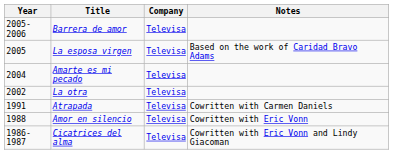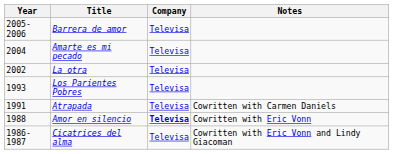- row: (92, 52)
+ row: (84, 88)
(166, 119) normal -> (169, 119) bold
